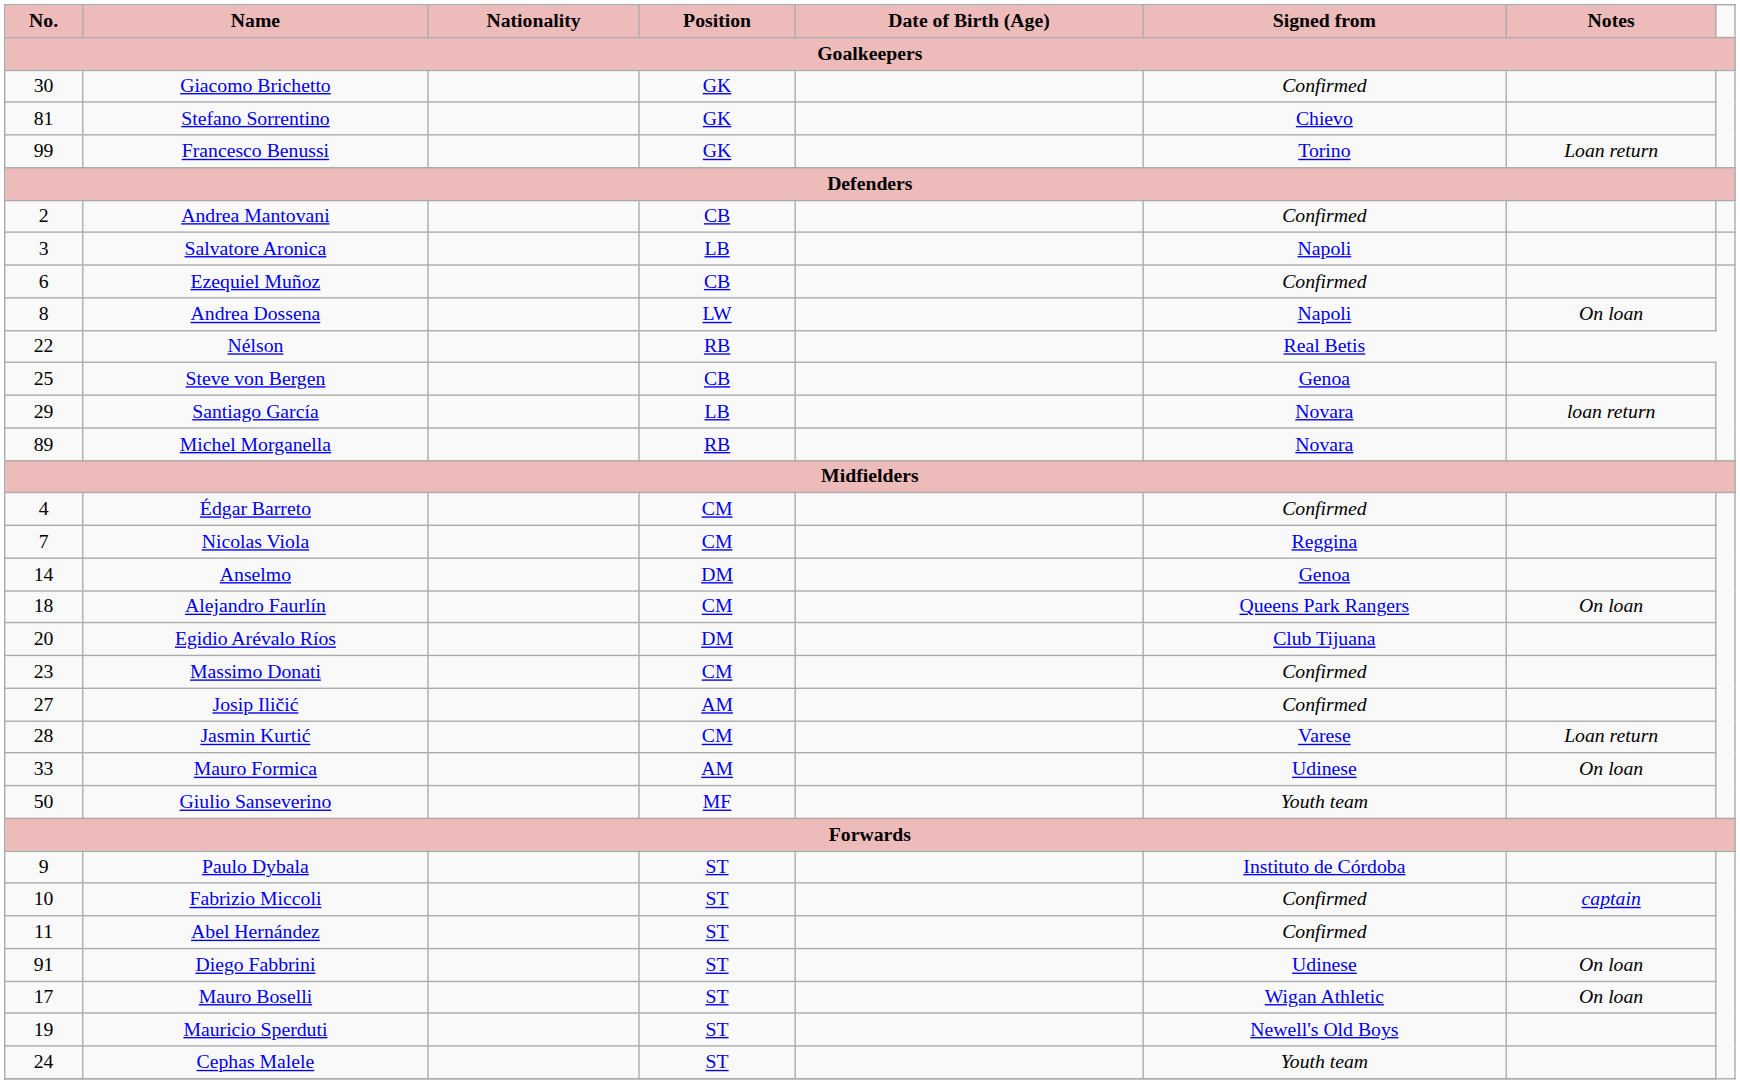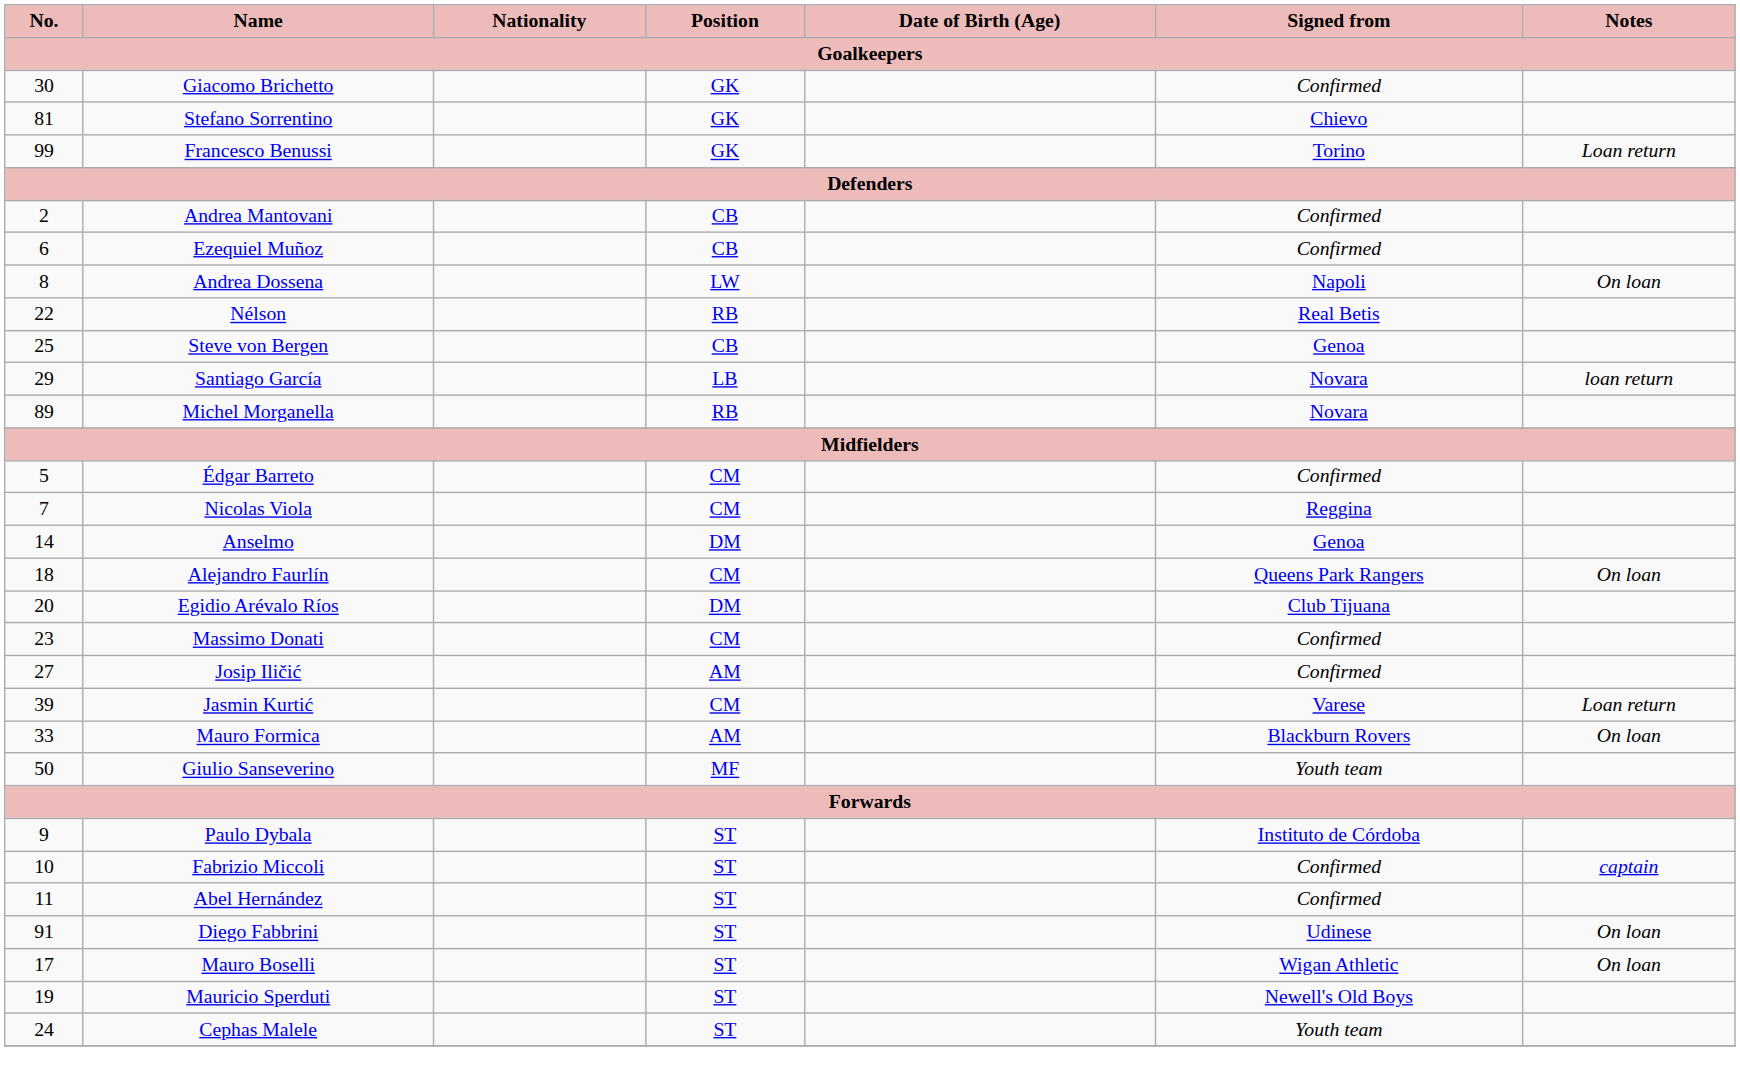- row: (255, 248)
(44, 509) 4 -> (44, 476) 5
(44, 736) 28 -> (44, 704) 39
(1324, 769) Udinese -> (1339, 736) Blackburn Rovers
